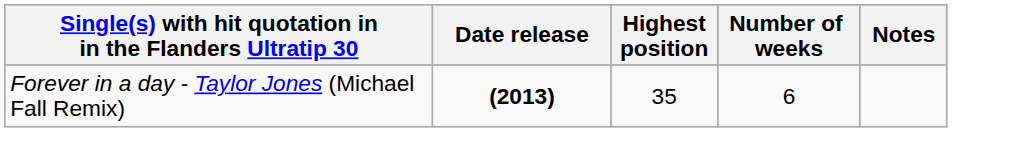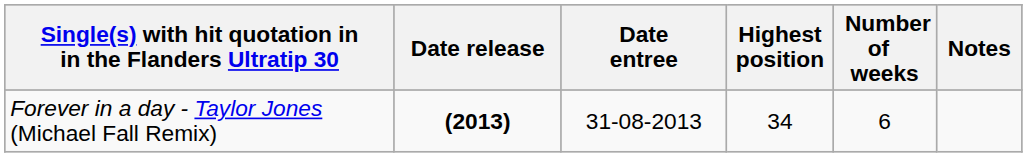+ column: (644, 48)
(664, 96) 35 -> (780, 121) 34
